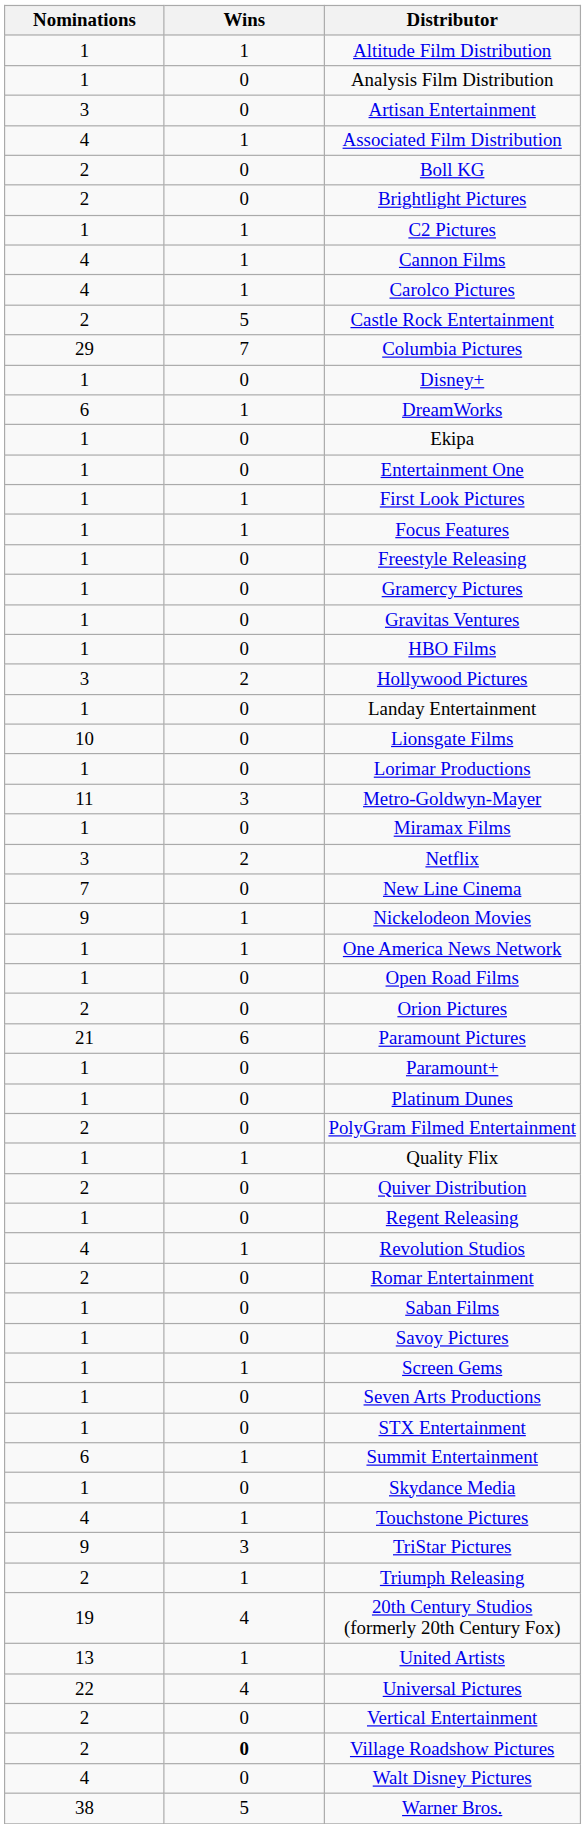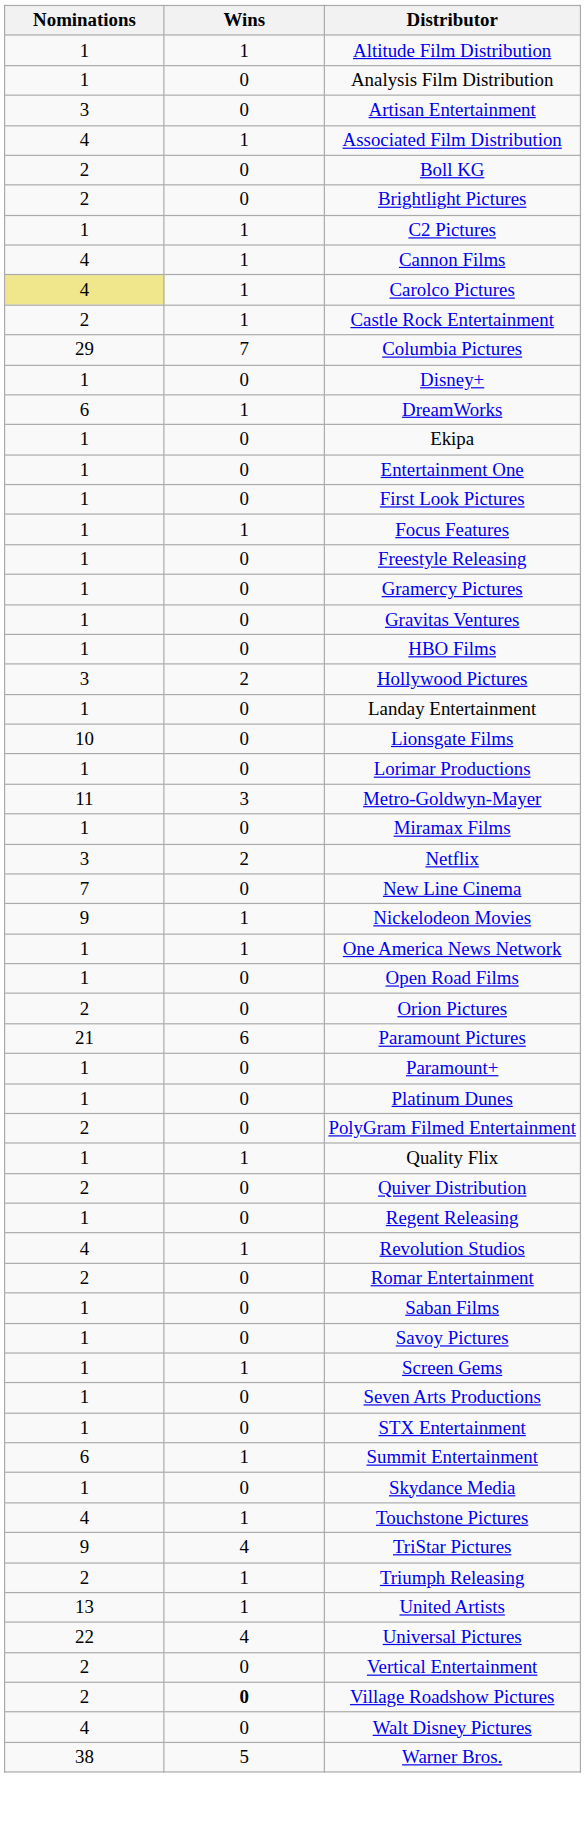(84, 289) no background -> (84, 289) khaki background
(244, 319) 5 -> (244, 319) 1
(244, 499) 1 -> (244, 499) 0
(244, 1547) 3 -> (244, 1547) 4
- row: (452, 1617)
